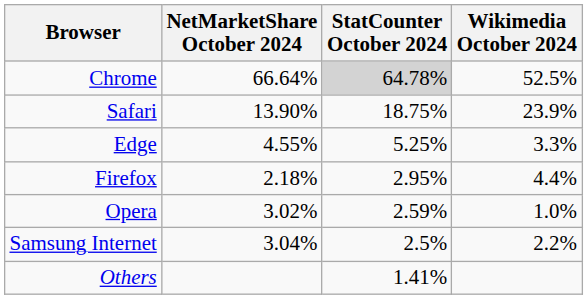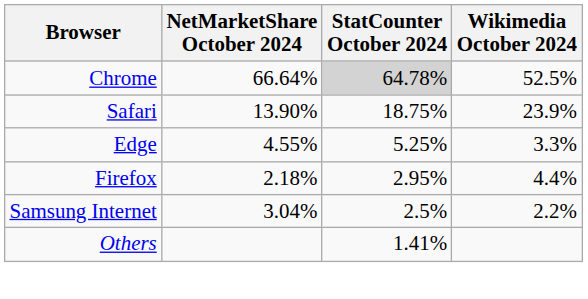- row: (131, 210)
